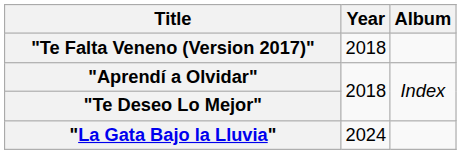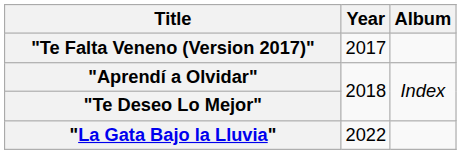(366, 47) 2018 -> (366, 47) 2017
(366, 134) 2024 -> (366, 134) 2022
